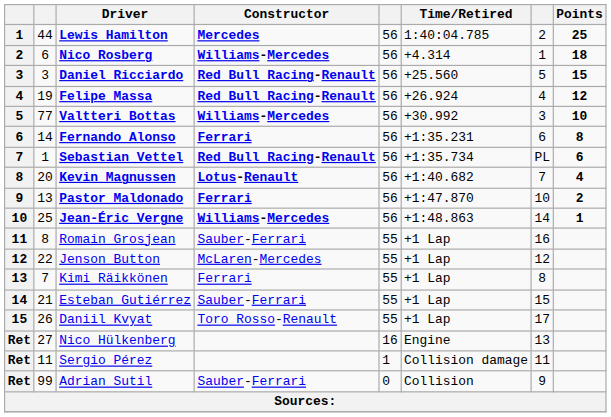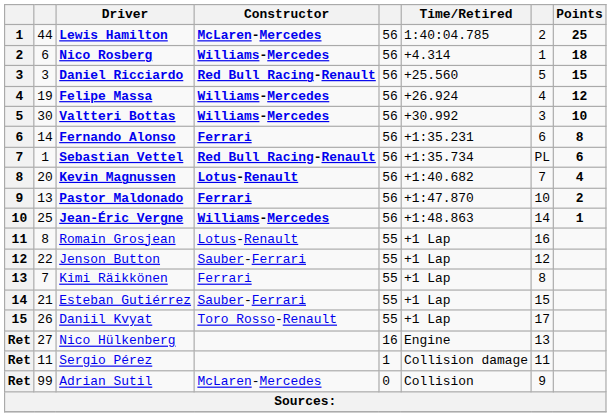(228, 35) Mercedes -> (259, 35) McLaren-Mercedes
(287, 96) Red Bull Racing-Renault -> (263, 96) Williams-Mercedes
(45, 117) 77 -> (45, 117) 30
(252, 239) Sauber-Ferrari -> (248, 239) Lotus-Renault
(259, 259) McLaren-Mercedes -> (252, 259) Sauber-Ferrari
(252, 381) Sauber-Ferrari -> (259, 381) McLaren-Mercedes
